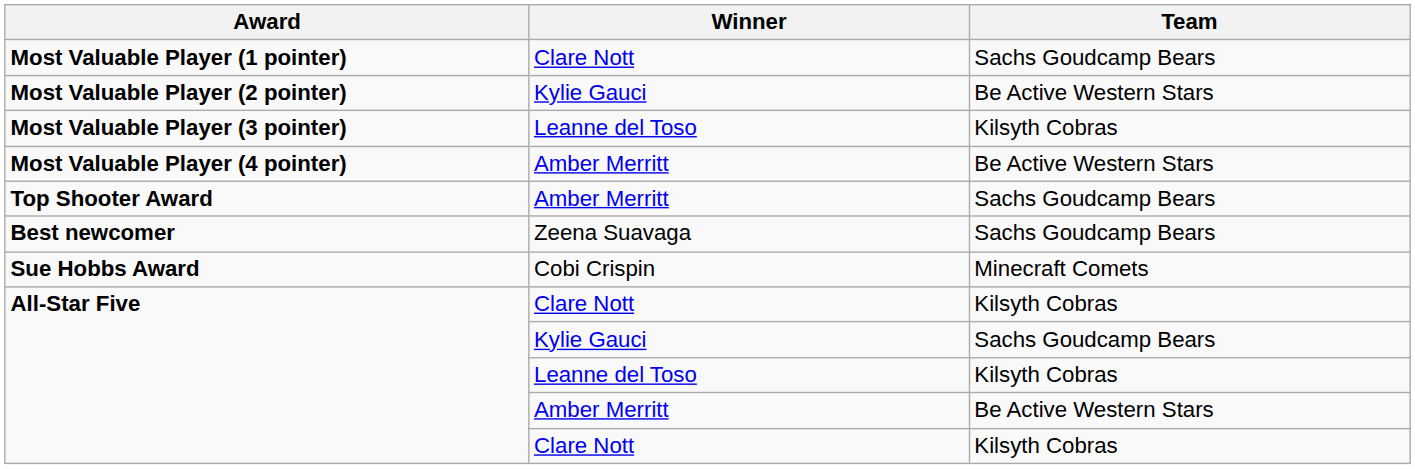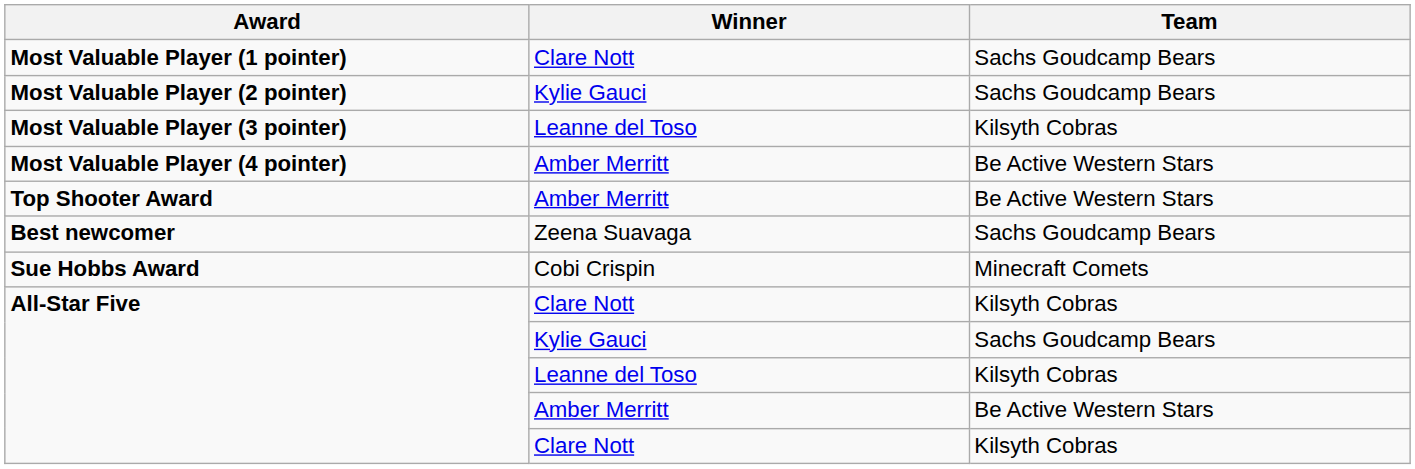(1094, 92) Be Active Western Stars -> (1095, 92) Sachs Goudcamp Bears
(1095, 198) Sachs Goudcamp Bears -> (1094, 198) Be Active Western Stars
